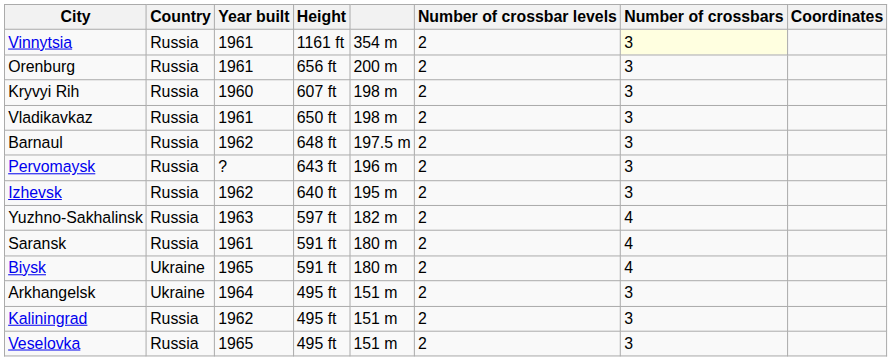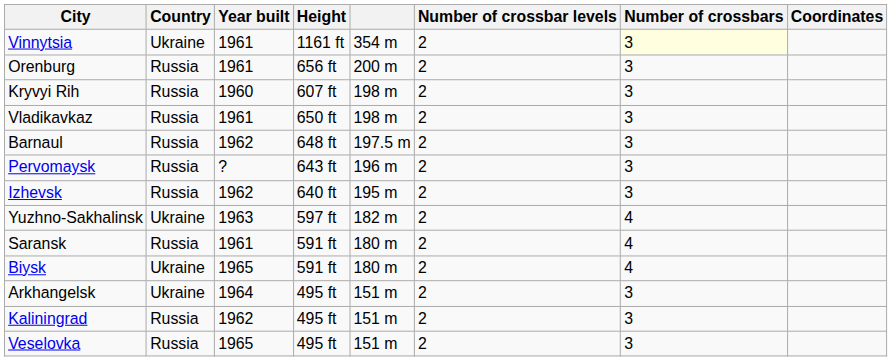(174, 42) Russia -> (177, 42) Ukraine
(174, 218) Russia -> (177, 218) Ukraine
